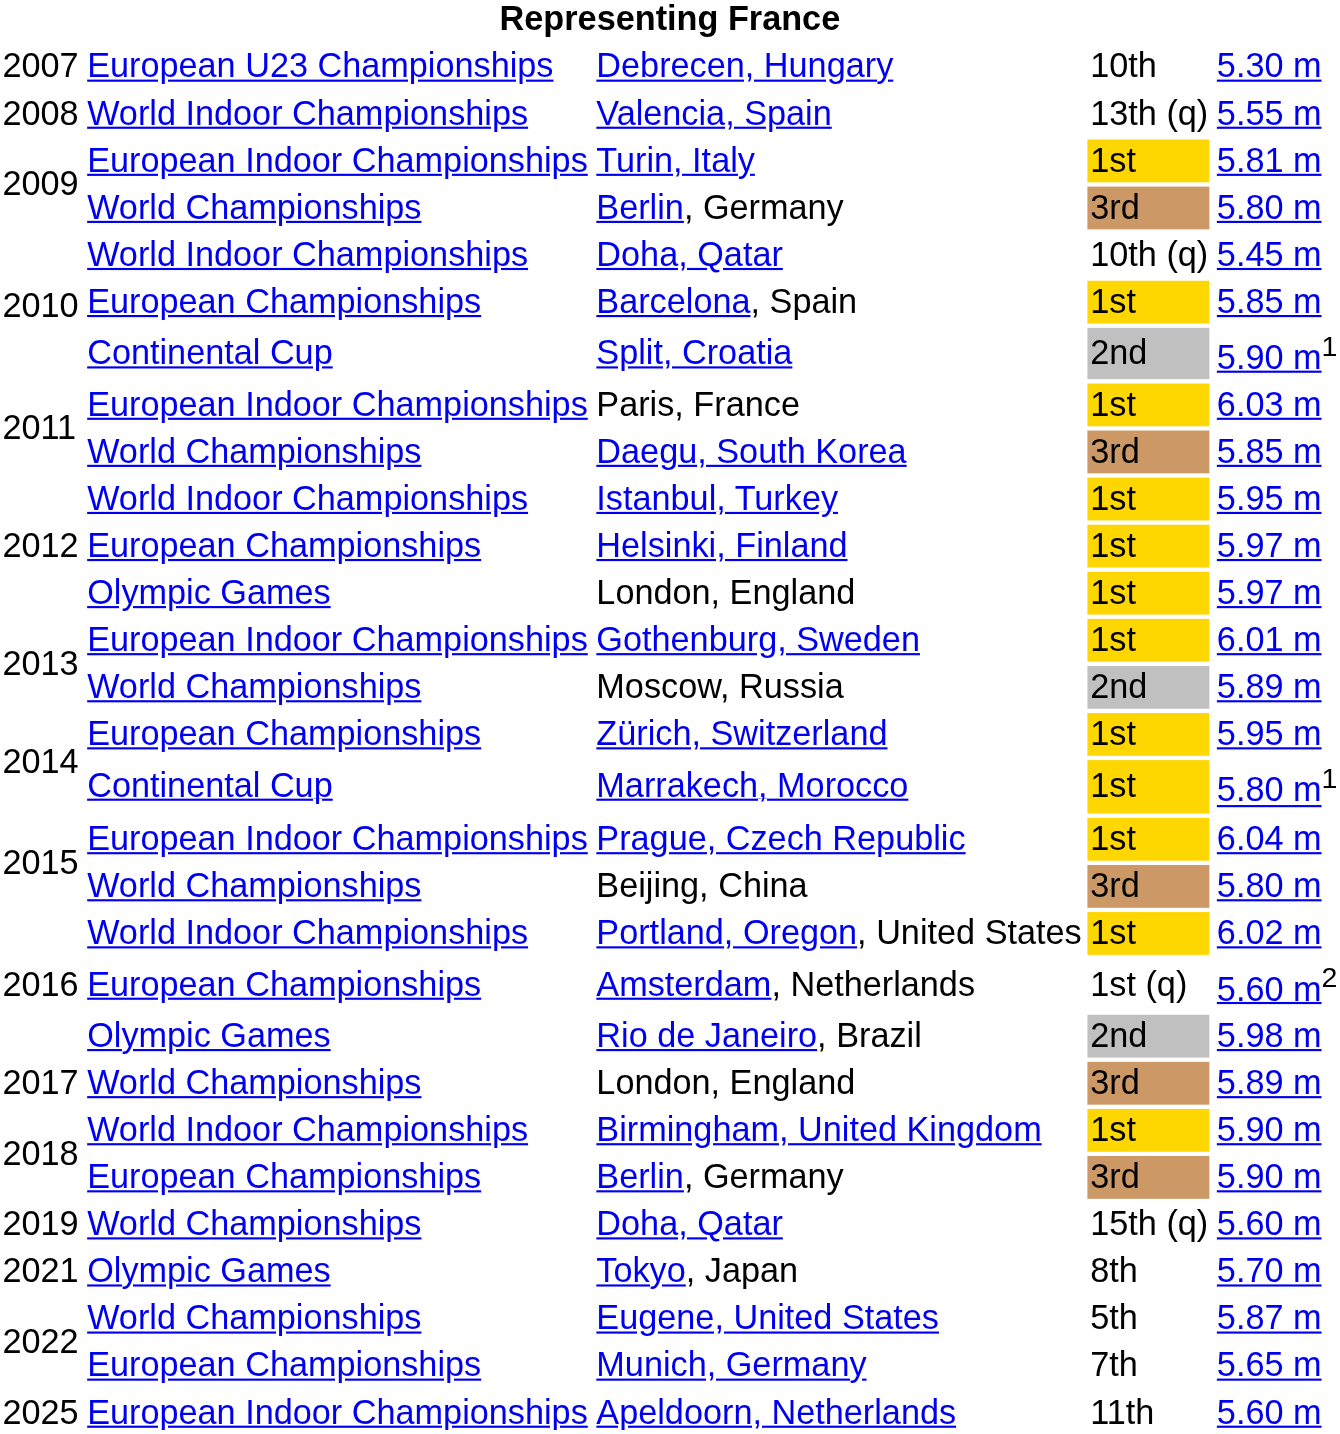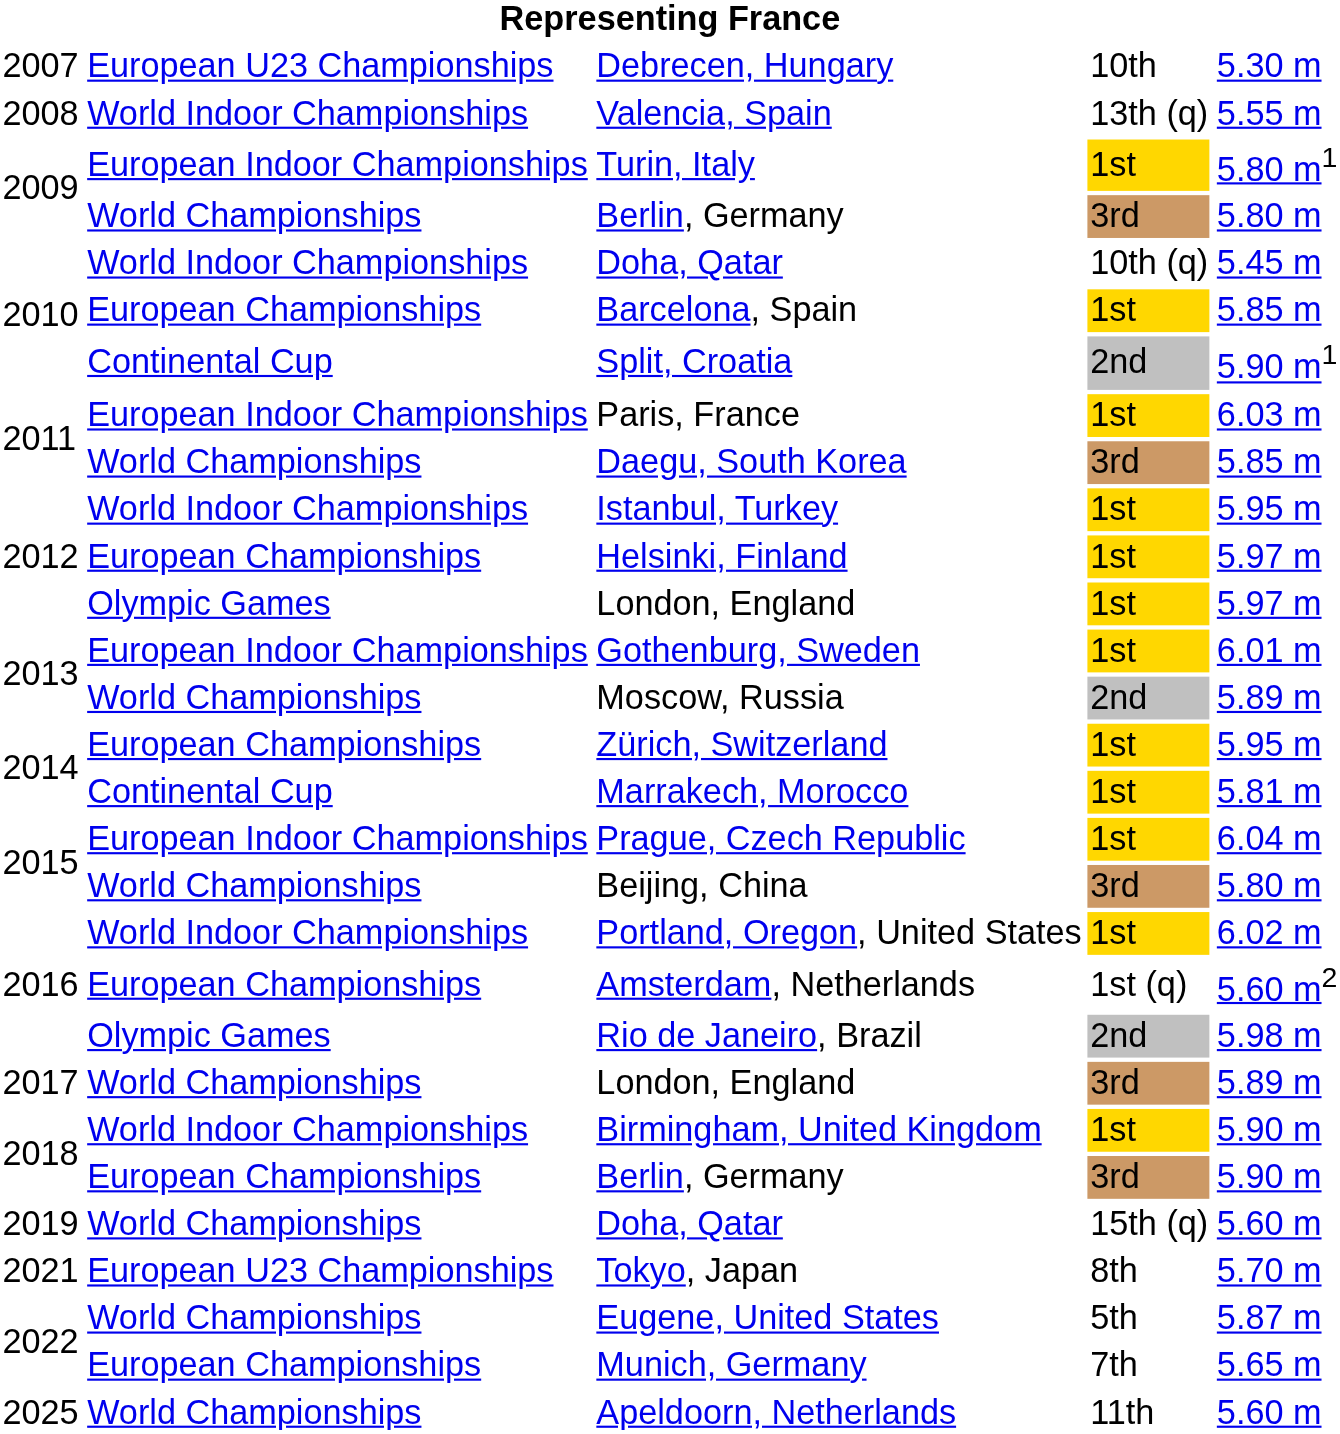(1269, 160) 5.81 m -> (1277, 164) 5.80 m1
(1277, 786) 5.80 m1 -> (1269, 790) 5.81 m
(209, 1270) Olympic Games -> (320, 1270) European U23 Championships
(337, 1412) European Indoor Championships -> (254, 1412) World Championships
